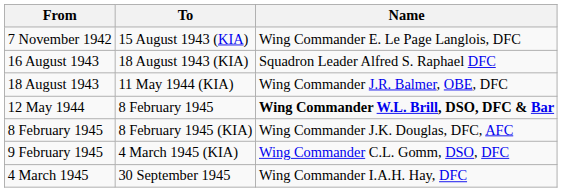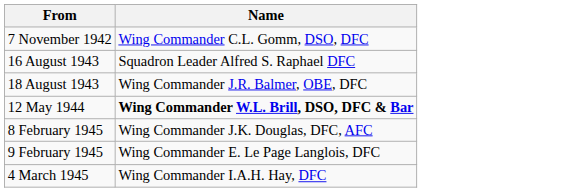- column: (185, 15)
(390, 38) Wing Commander E. Le Page Langlois, DFC -> (243, 38) Wing Commander C.L. Gomm, DSO, DFC
(384, 152) Wing Commander C.L. Gomm, DSO, DFC -> (249, 152) Wing Commander E. Le Page Langlois, DFC
